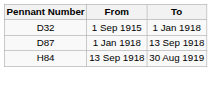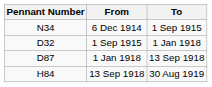+ row: (117, 27)
